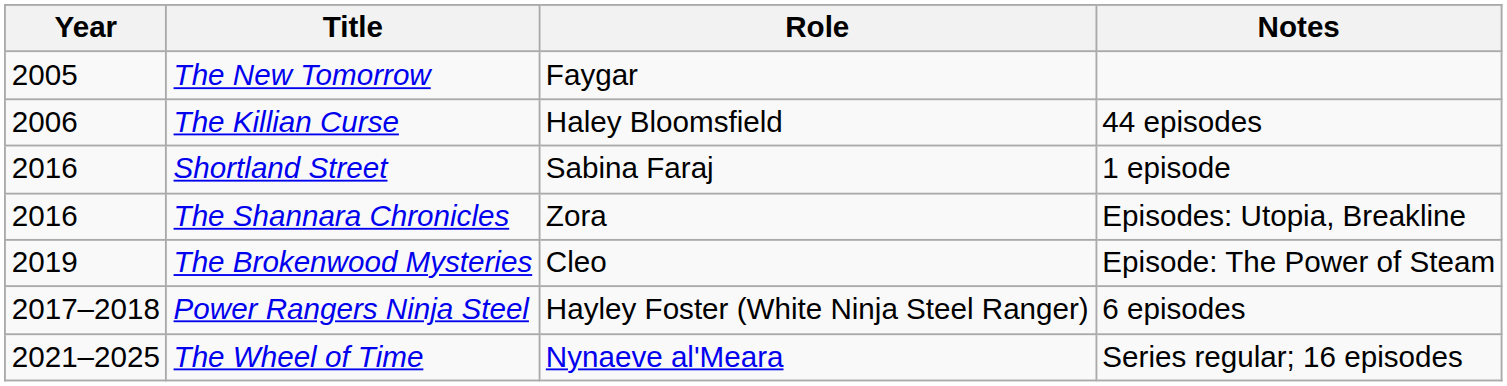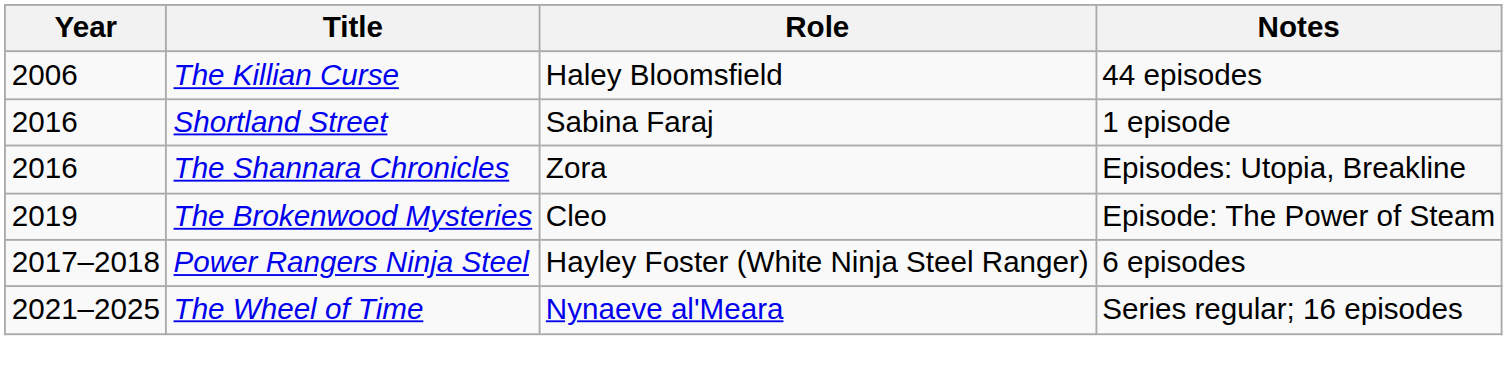- row: (302, 74)
